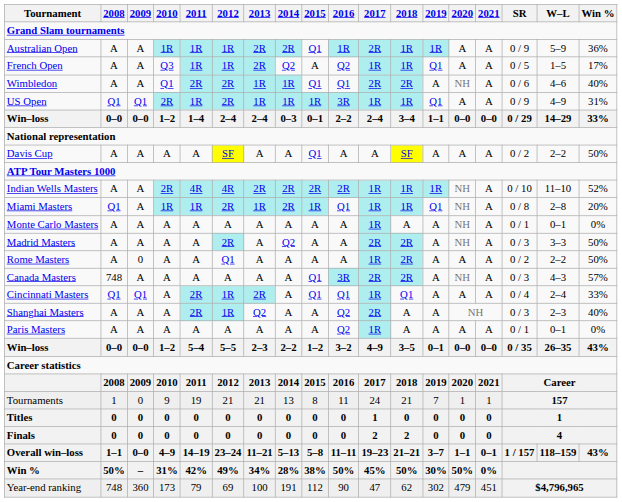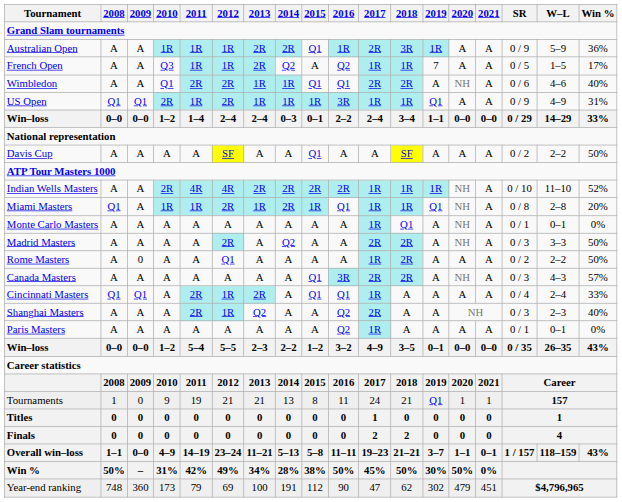(407, 48) 1R -> (407, 48) 3R
(436, 66) Q1 -> (436, 66) 7
(407, 224) A -> (407, 224) Q1
(114, 277) 748 -> (114, 277) A
(407, 295) Q1 -> (407, 295) A
(436, 400) 7 -> (436, 400) Q1
